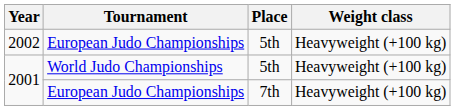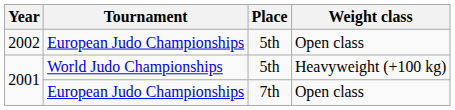(371, 42) Heavyweight (+100 kg) -> (329, 42) Open class
(371, 92) Heavyweight (+100 kg) -> (329, 92) Open class
